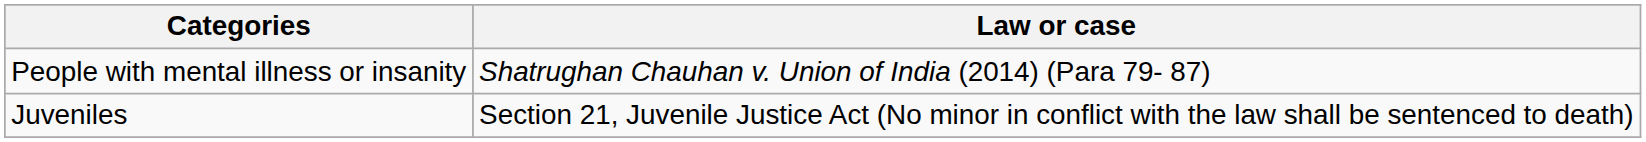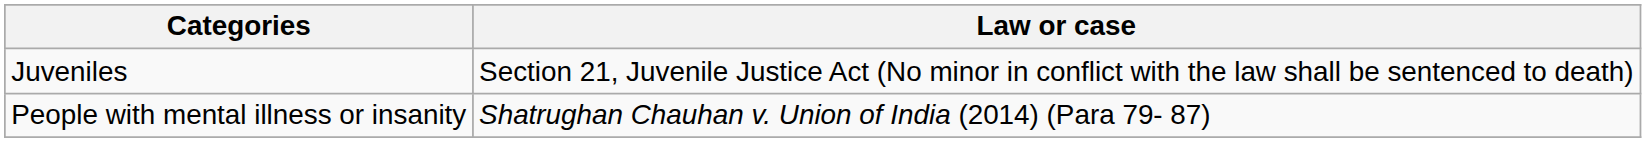rows swapped: (69, 114) <-> (239, 70)
